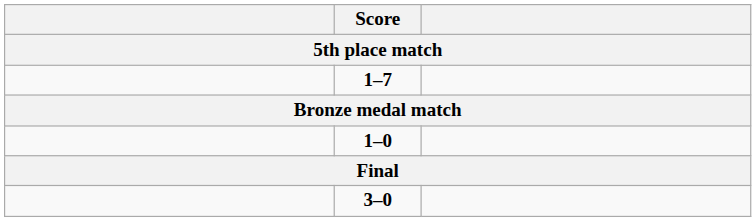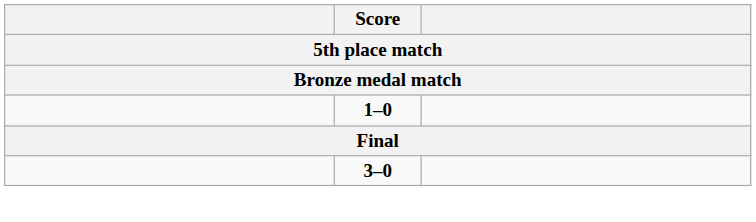- row: (378, 79)
